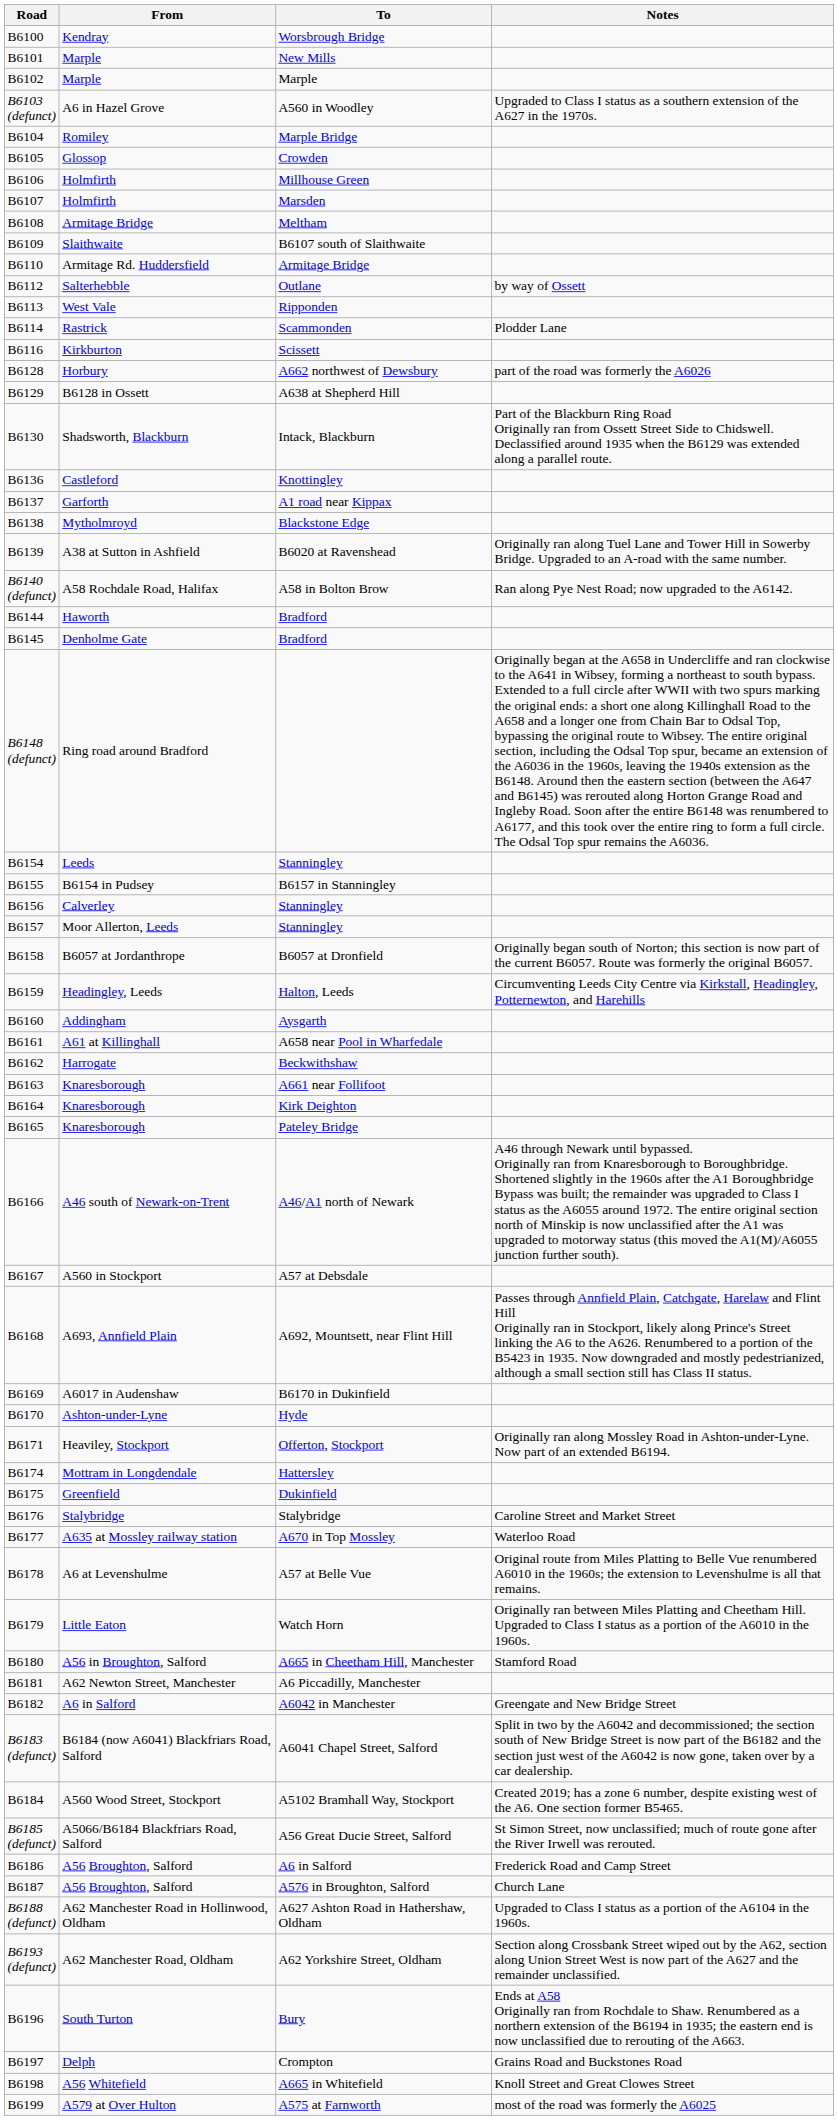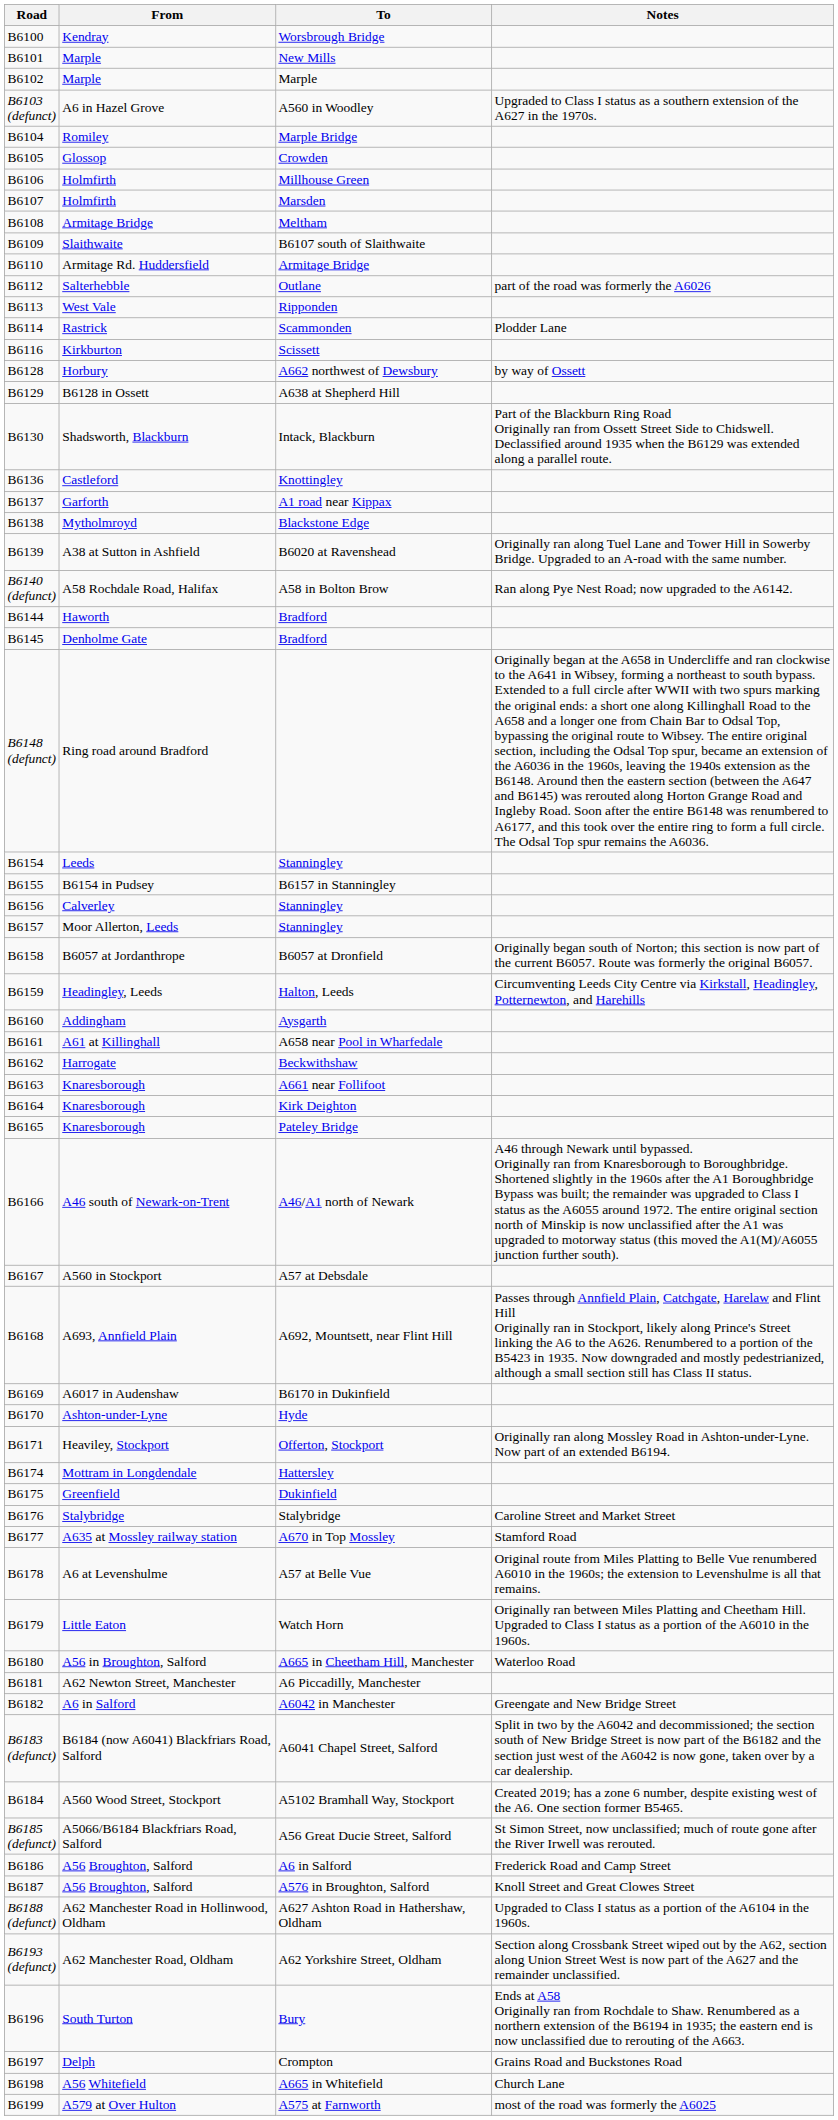(540, 286) by way of Ossett -> (603, 286) part of the road was formerly the A6026
(603, 371) part of the road was formerly the A6026 -> (540, 371) by way of Ossett
(535, 1537) Waterloo Road -> (535, 1537) Stamford Road
(535, 1661) Stamford Road -> (535, 1661) Waterloo Road
(530, 1886) Church Lane -> (594, 1886) Knoll Street and Great Clowes Street
(594, 2083) Knoll Street and Great Clowes Street -> (530, 2083) Church Lane
